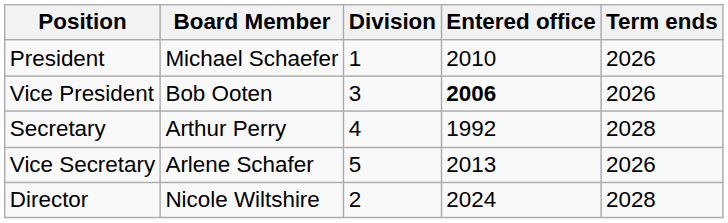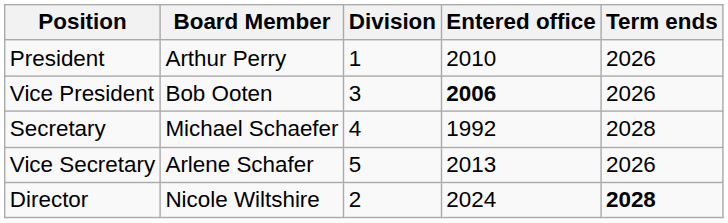(252, 57) Michael Schaefer -> (226, 57) Arthur Perry
(226, 128) Arthur Perry -> (252, 128) Michael Schaefer
(631, 199) normal -> (631, 199) bold
